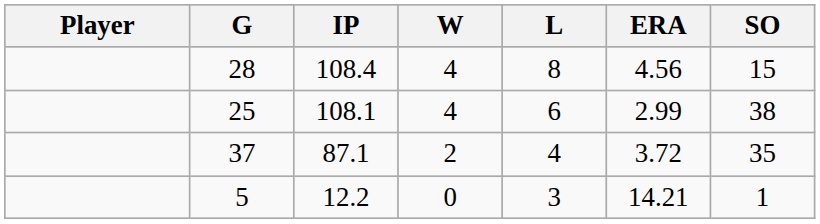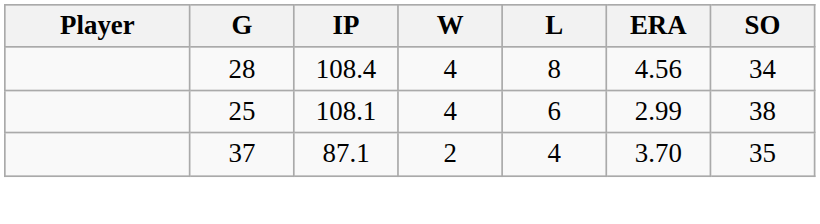(762, 68) 15 -> (762, 68) 34
(658, 153) 3.72 -> (658, 153) 3.70
- row: (242, 196)
